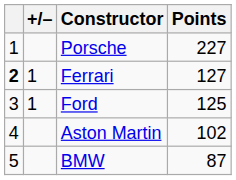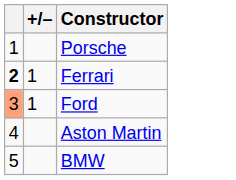- column: (199, 19)
(14, 104) no background -> (14, 104) lightsalmon background
